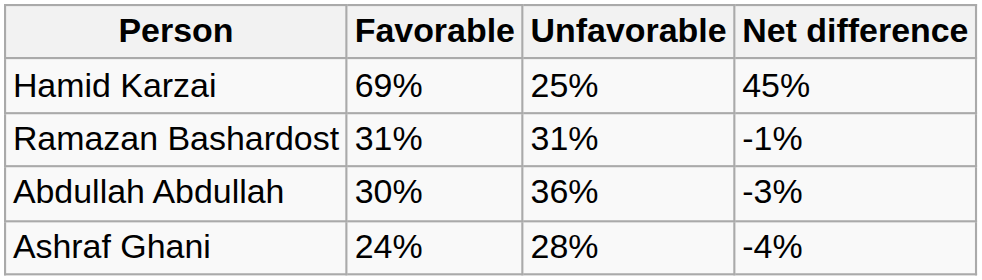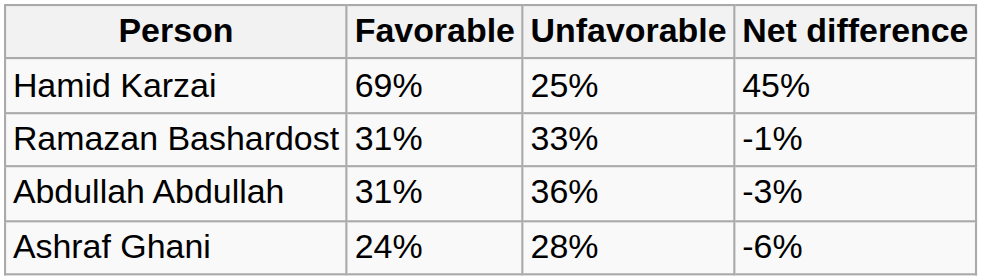(565, 138) 31% -> (565, 138) 33%
(389, 192) 30% -> (389, 192) 31%
(772, 246) -4% -> (772, 246) -6%
